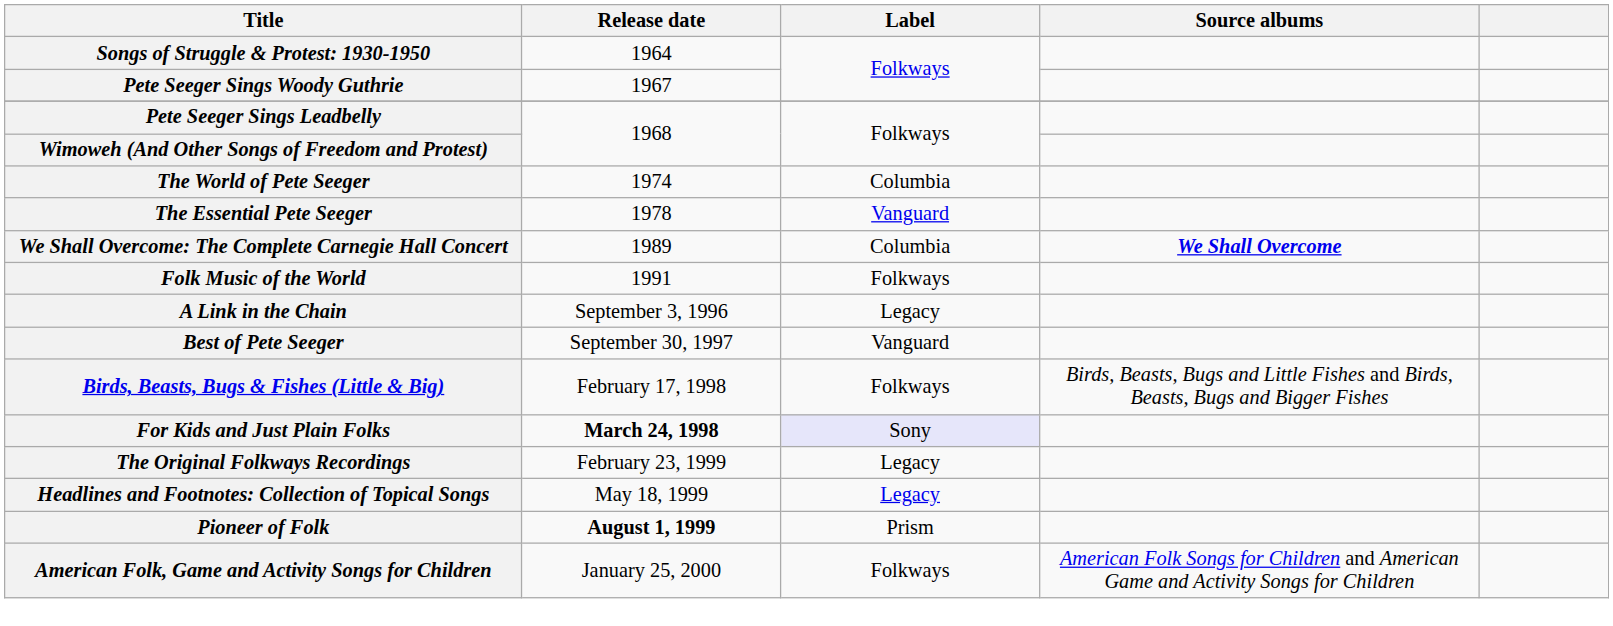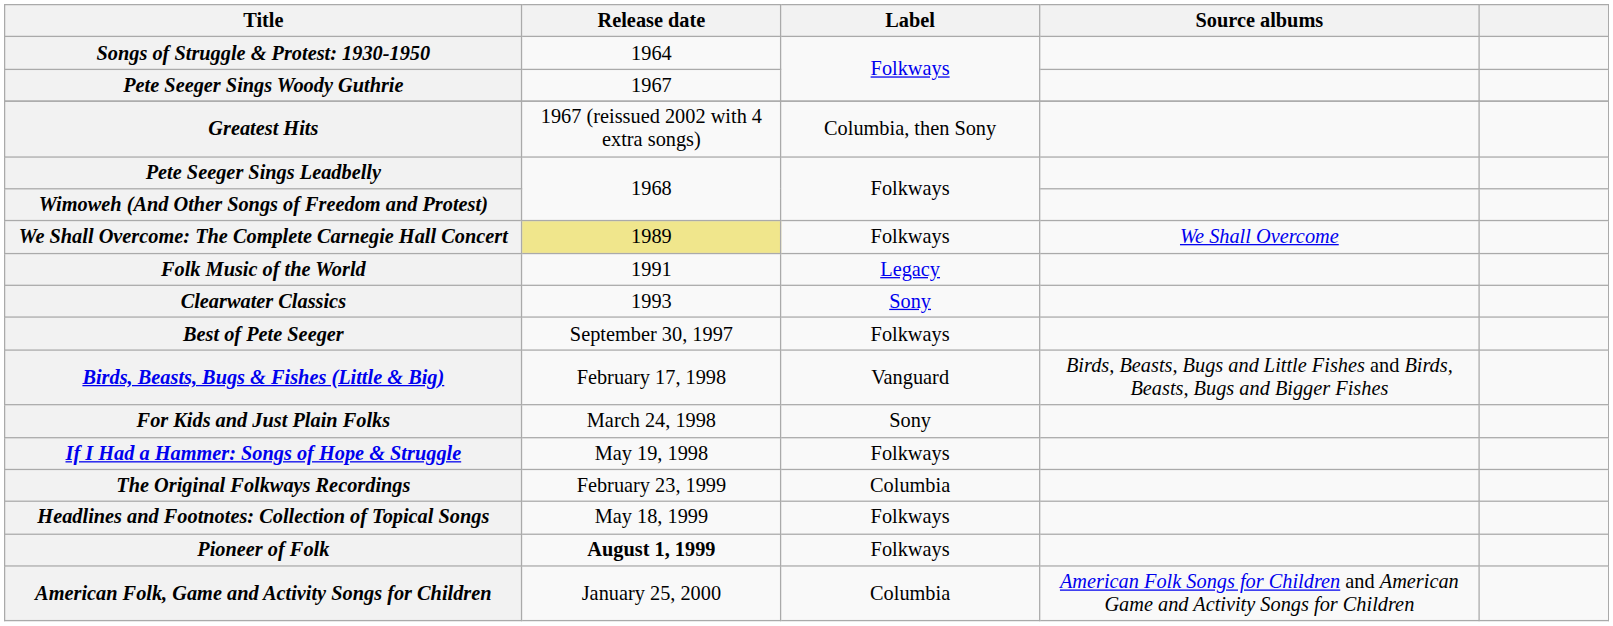+ row: (263, 128)
- row: (263, 181)
- row: (263, 213)
(651, 246) no background -> (651, 236) khaki background
(910, 246) Columbia -> (910, 236) Folkways
(1259, 246) bold -> (1259, 236) normal
(910, 278) Folkways -> (910, 269) Legacy
+ row: (263, 301)
- row: (263, 310)
(910, 342) Vanguard -> (910, 333) Folkways
(910, 386) Folkways -> (910, 377) Vanguard
(651, 430) bold -> (651, 420) normal
(910, 430) lavender background -> (910, 420) no background
+ row: (263, 453)
(910, 462) Legacy -> (910, 485) Columbia
(910, 494) Legacy -> (910, 517) Folkways
(910, 526) Prism -> (910, 549) Folkways
(910, 570) Folkways -> (910, 593) Columbia
